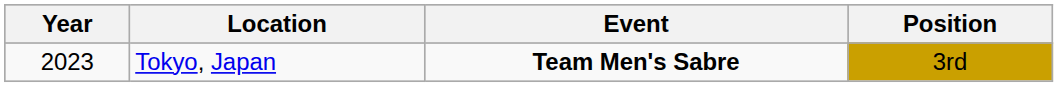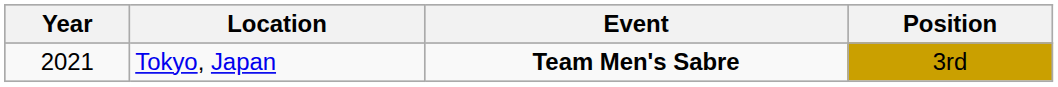(67, 62) 2023 -> (67, 62) 2021
